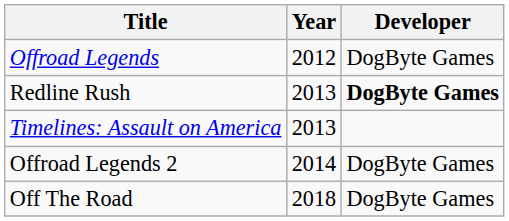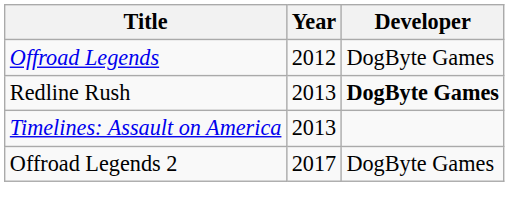(314, 163) 2014 -> (314, 163) 2017
- row: (71, 198)
